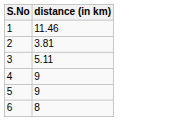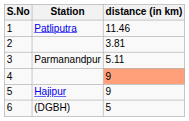+ column: (68, 12)
(37, 76) no background -> (108, 76) lightsalmon background
(37, 108) 8 -> (108, 108) 5
